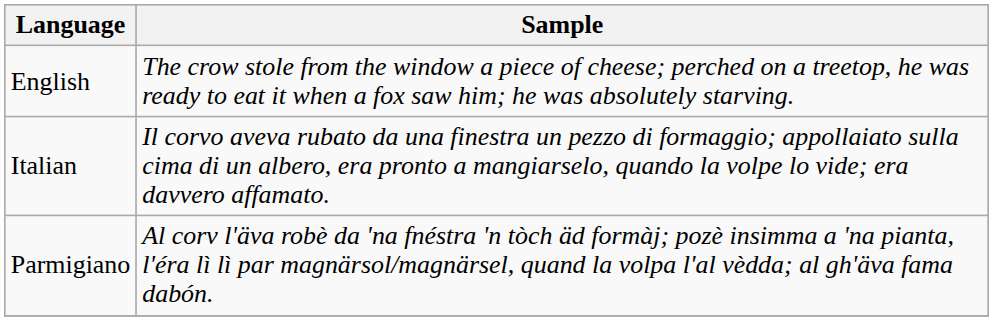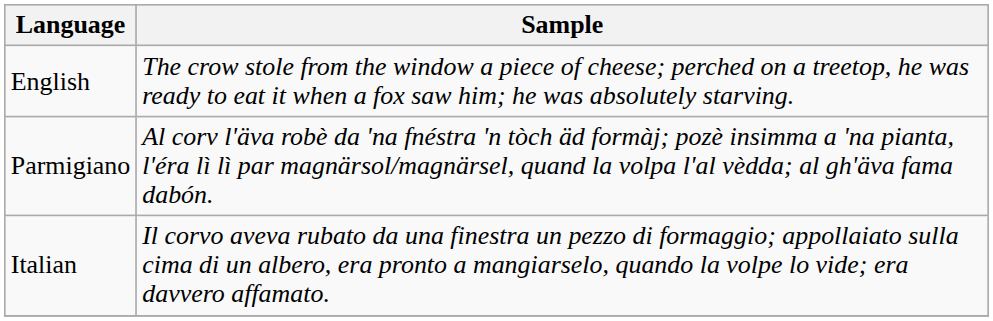rows swapped: (44, 165) <-> (71, 265)
